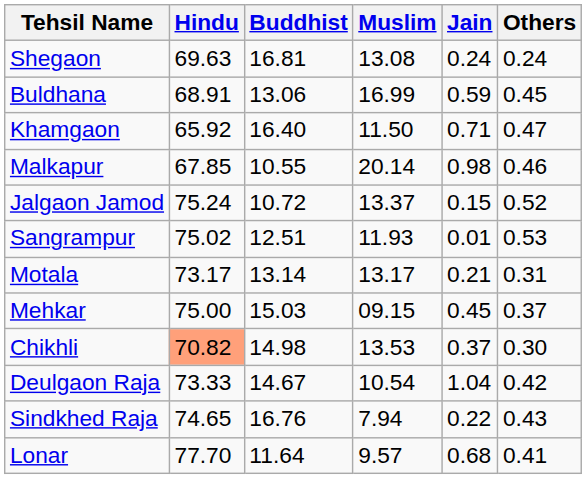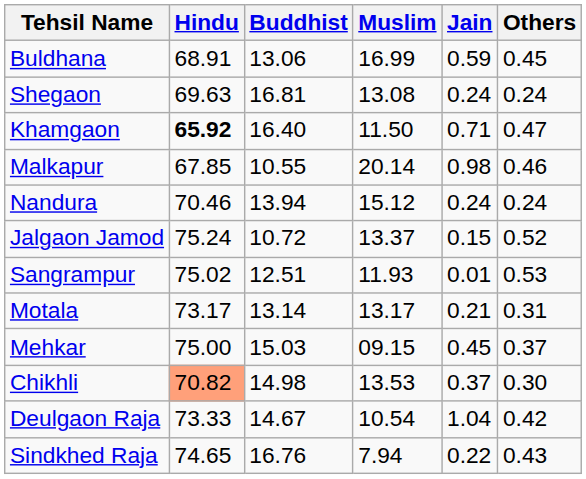rows swapped: (58, 94) <-> (55, 58)
(203, 130) normal -> (203, 130) bold
+ row: (54, 202)
- row: (39, 454)
